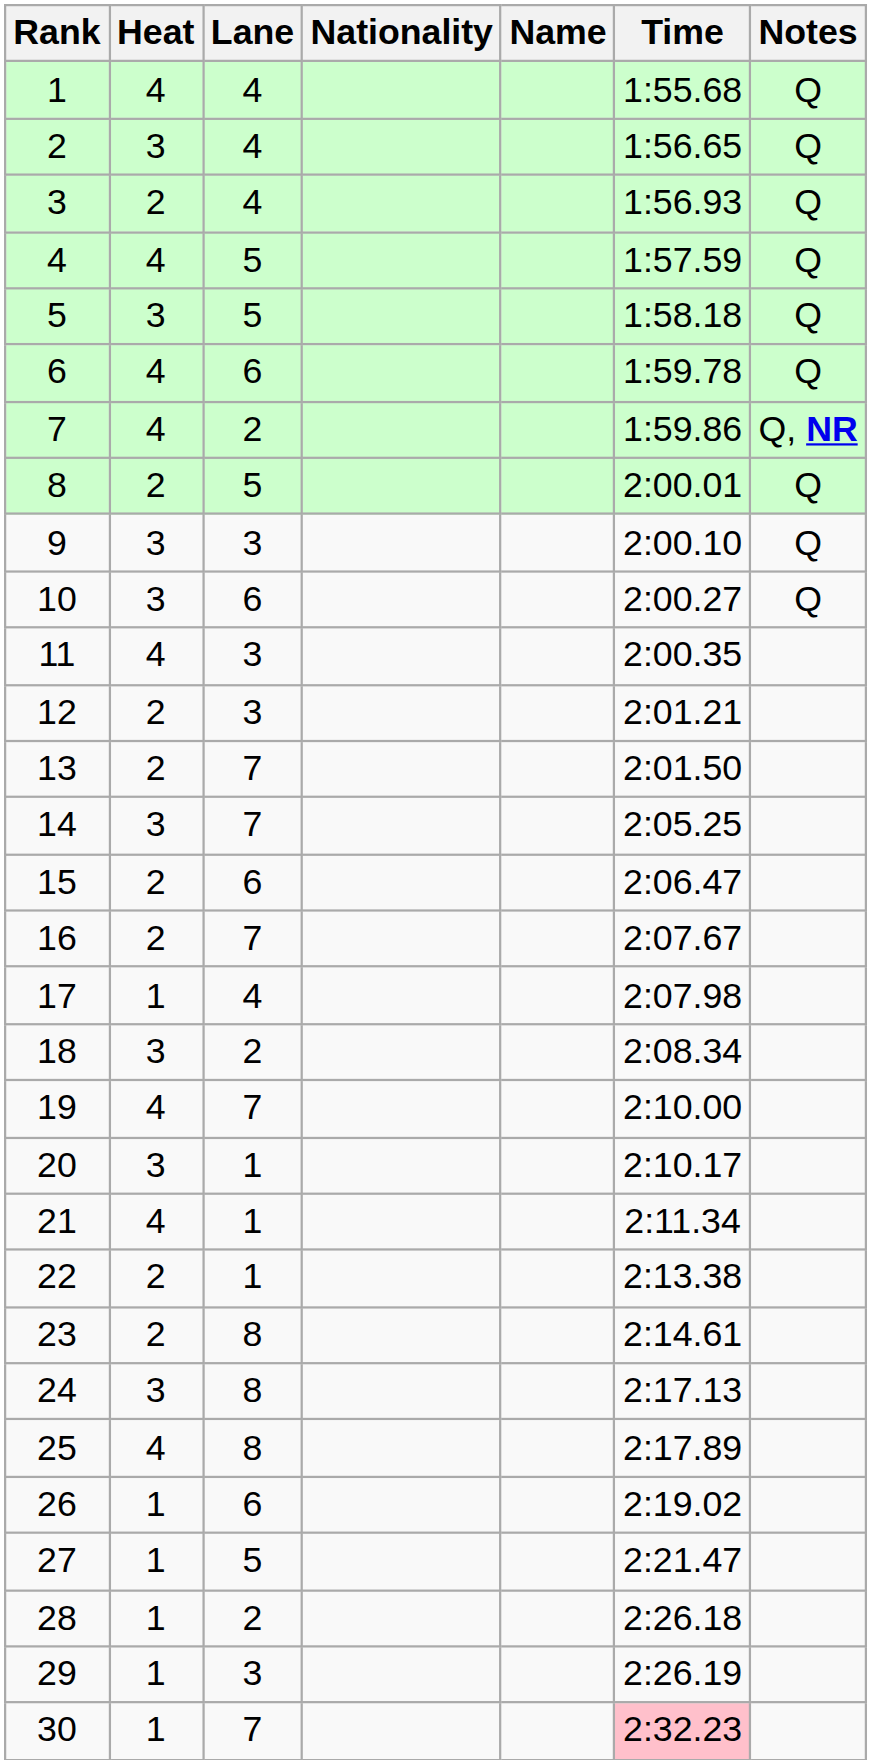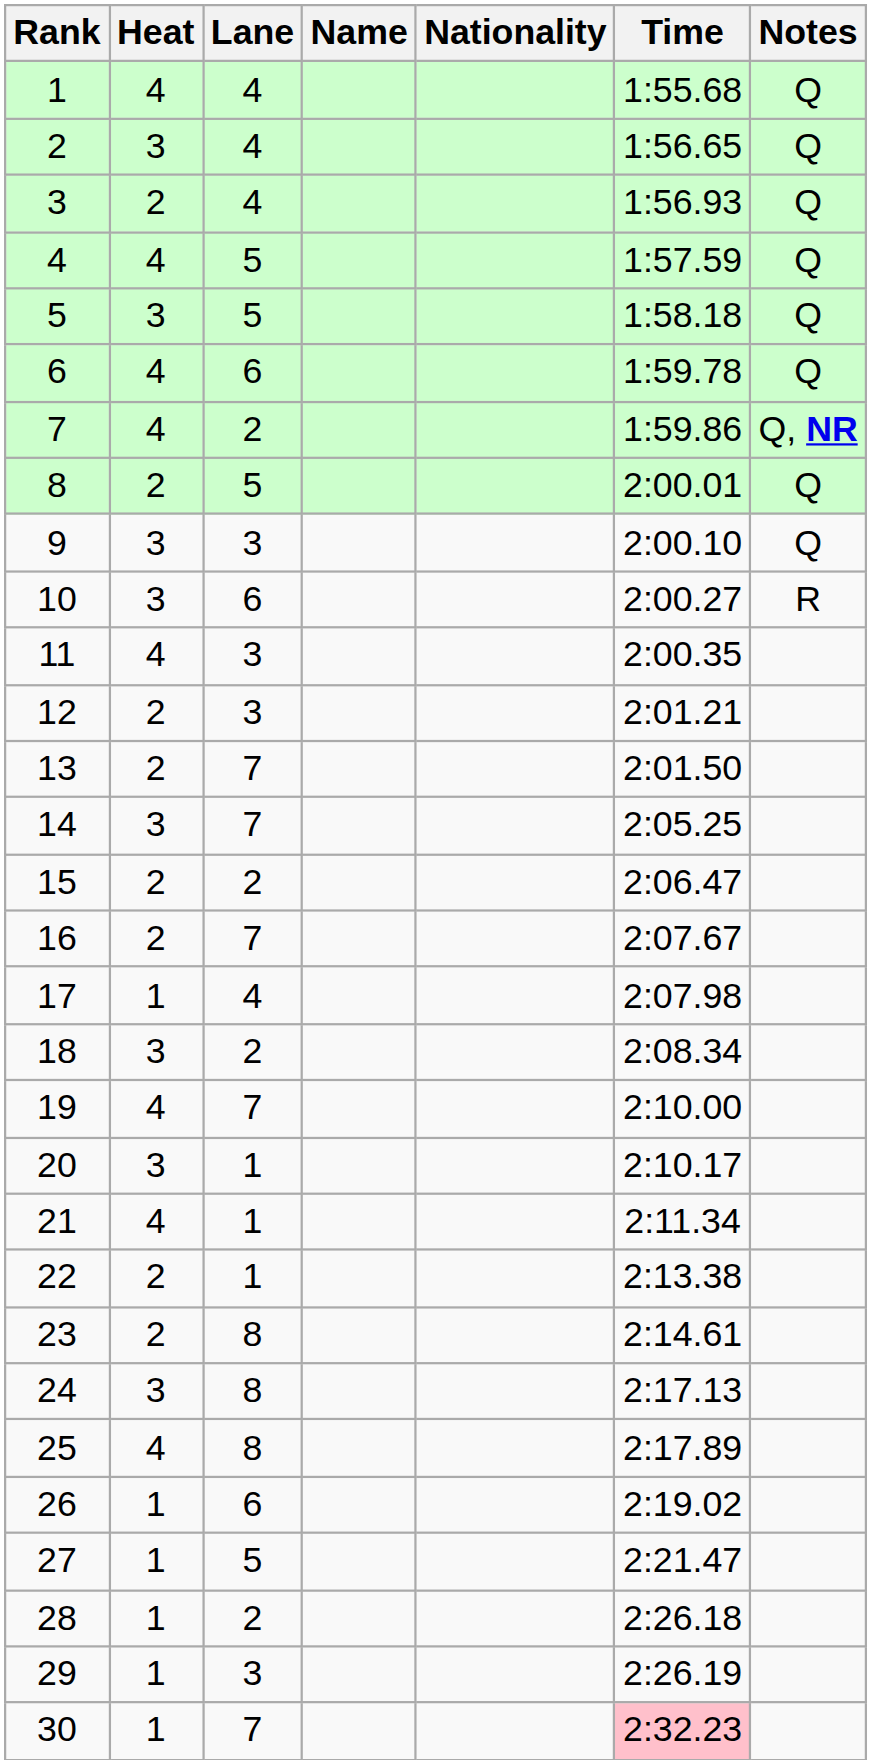columns swapped: (558, 32) <-> (402, 32)
(808, 598) Q -> (808, 598) R
(252, 881) 6 -> (252, 881) 2
